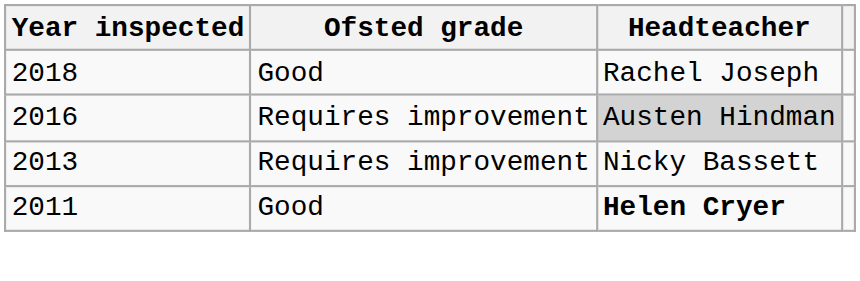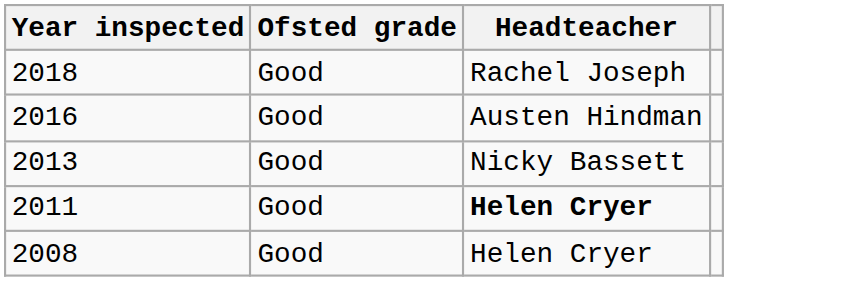(424, 118) Requires improvement -> (291, 118) Good
(719, 118) lightgrey background -> (586, 118) no background
(424, 163) Requires improvement -> (291, 163) Good
+ row: (45, 253)
